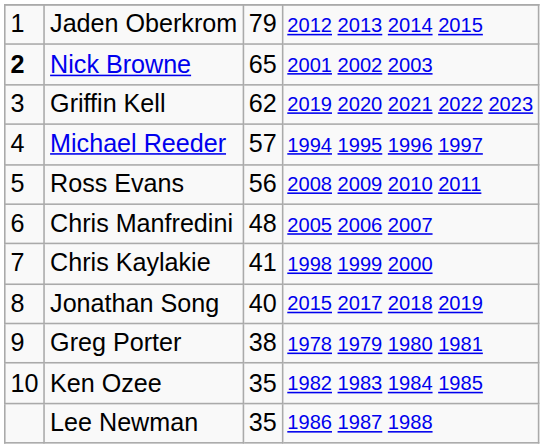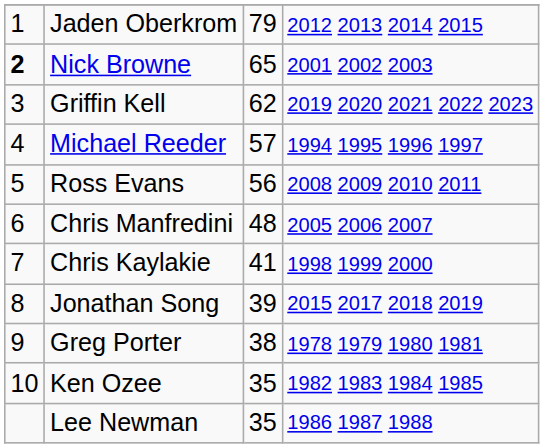(263, 303) 40 -> (263, 303) 39
